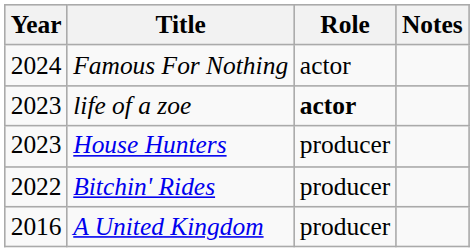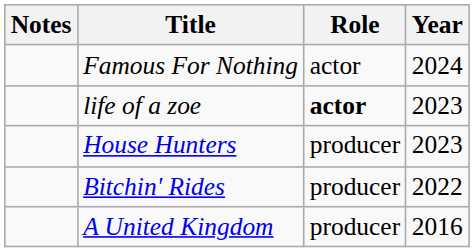columns swapped: (36, 24) <-> (432, 24)
